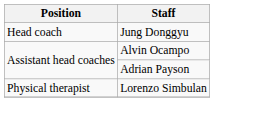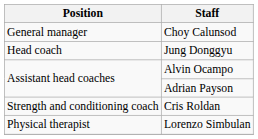+ row: (200, 32)
+ row: (192, 106)
